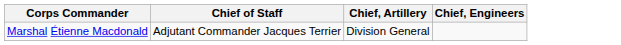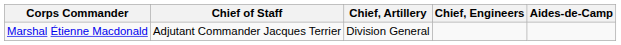+ column: (571, 13)
